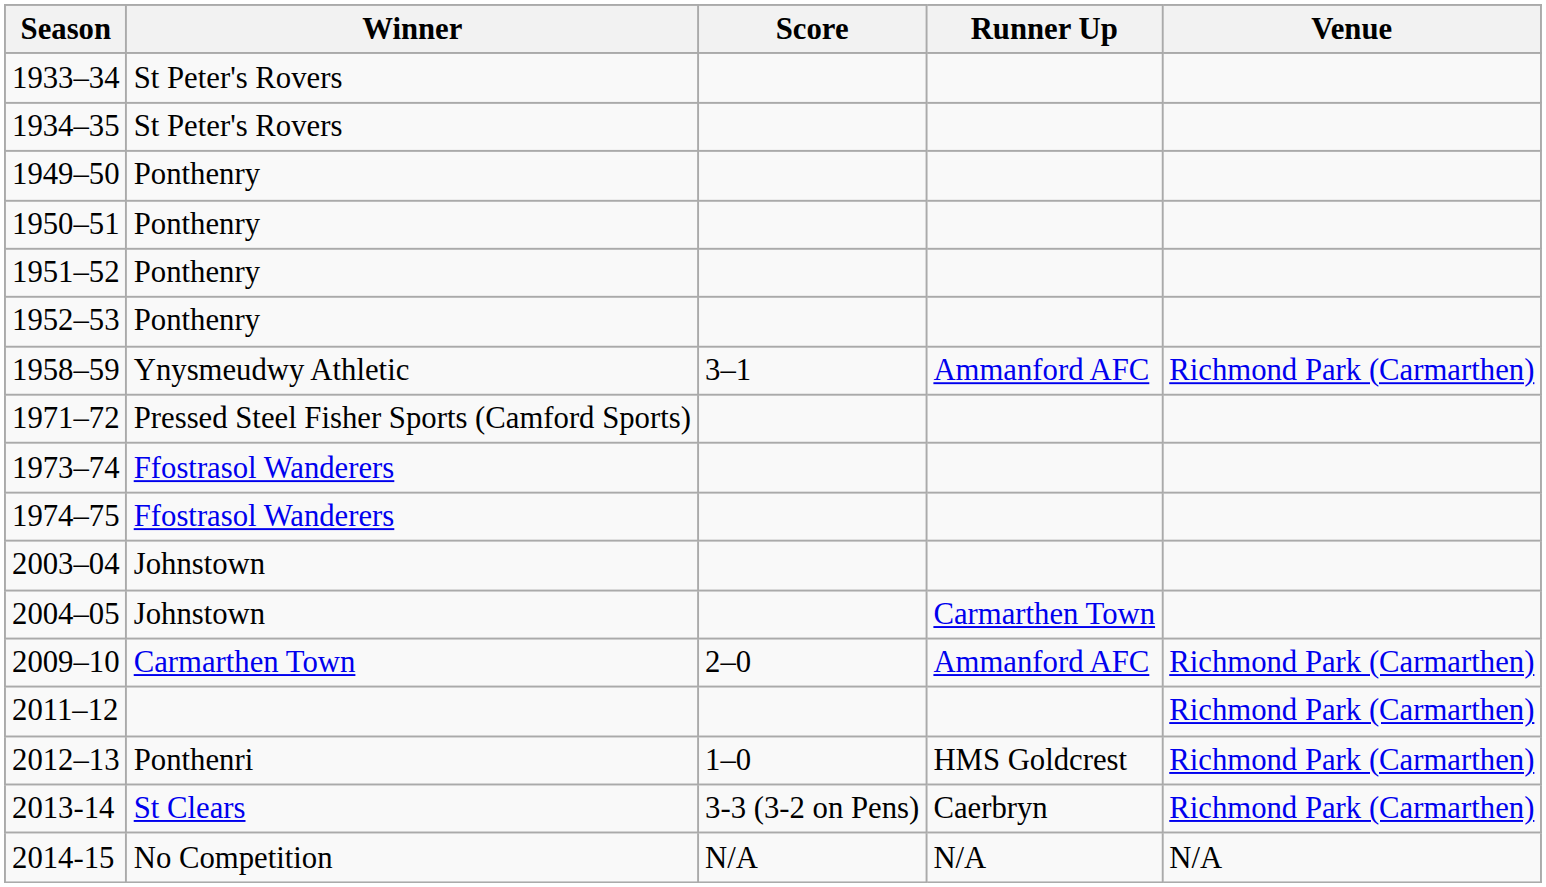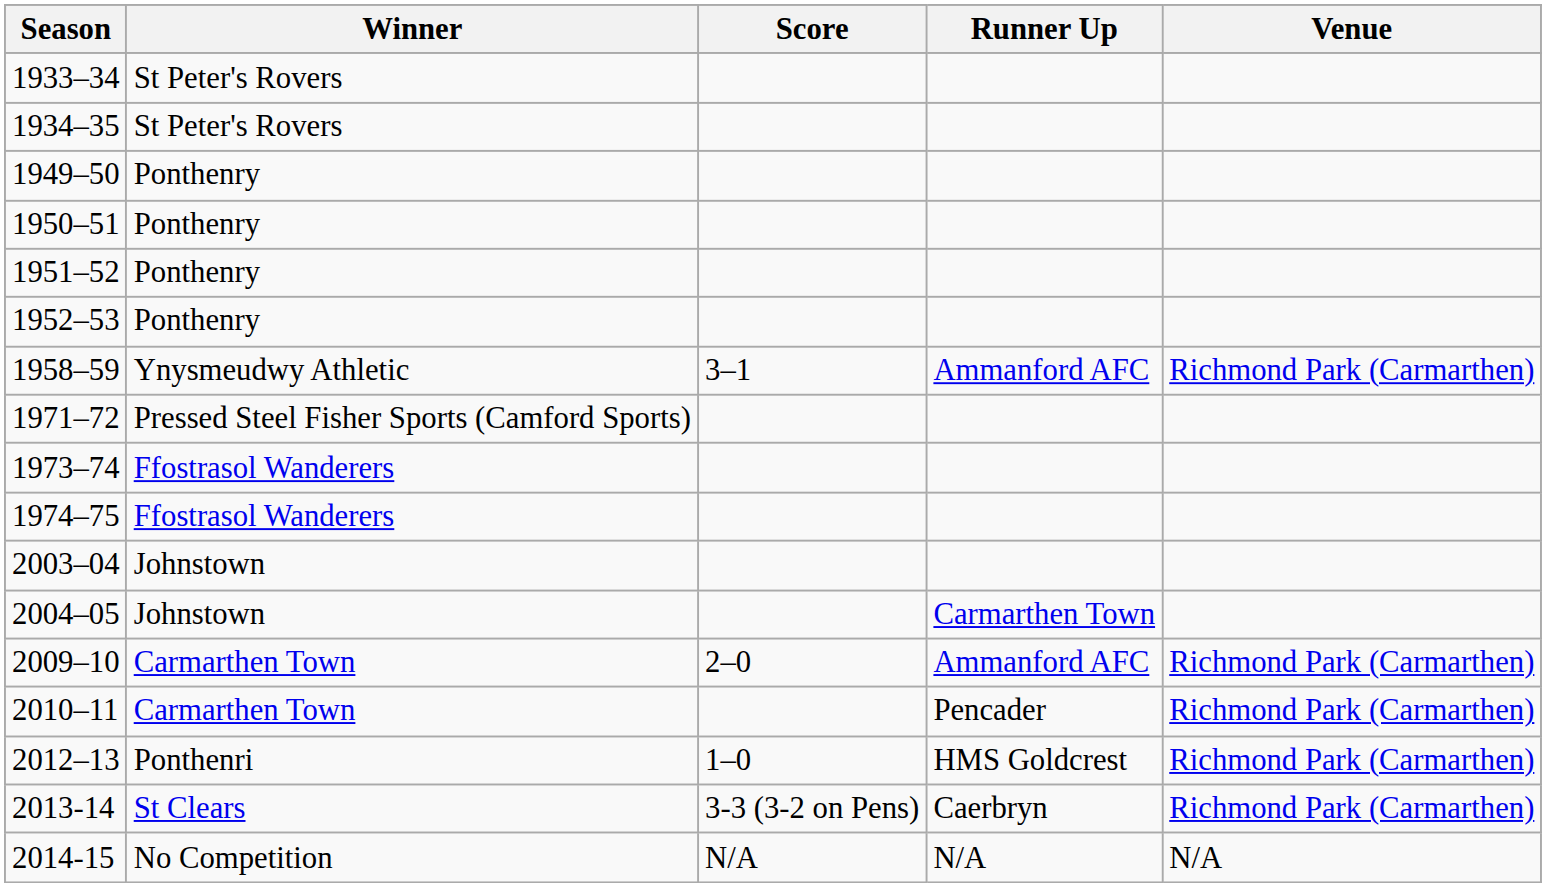+ row: (65, 710)
- row: (65, 710)
